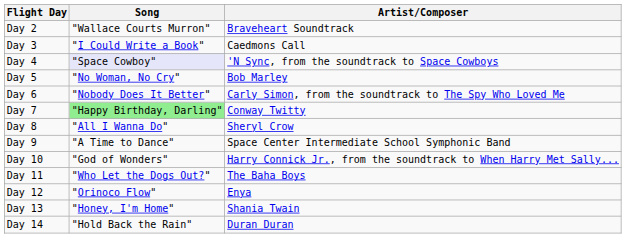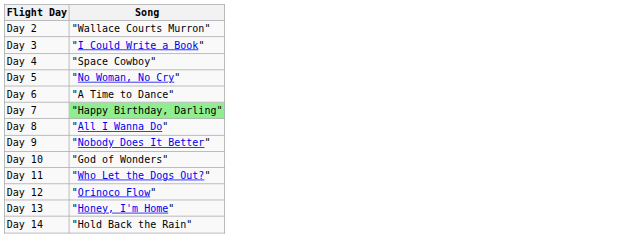- column: (423, 13)
(114, 61) lavender background -> (114, 61) no background
(141, 94) "Nobody Does It Better" -> (123, 94) "A Time to Dance"
(123, 143) "A Time to Dance" -> (141, 143) "Nobody Does It Better"
